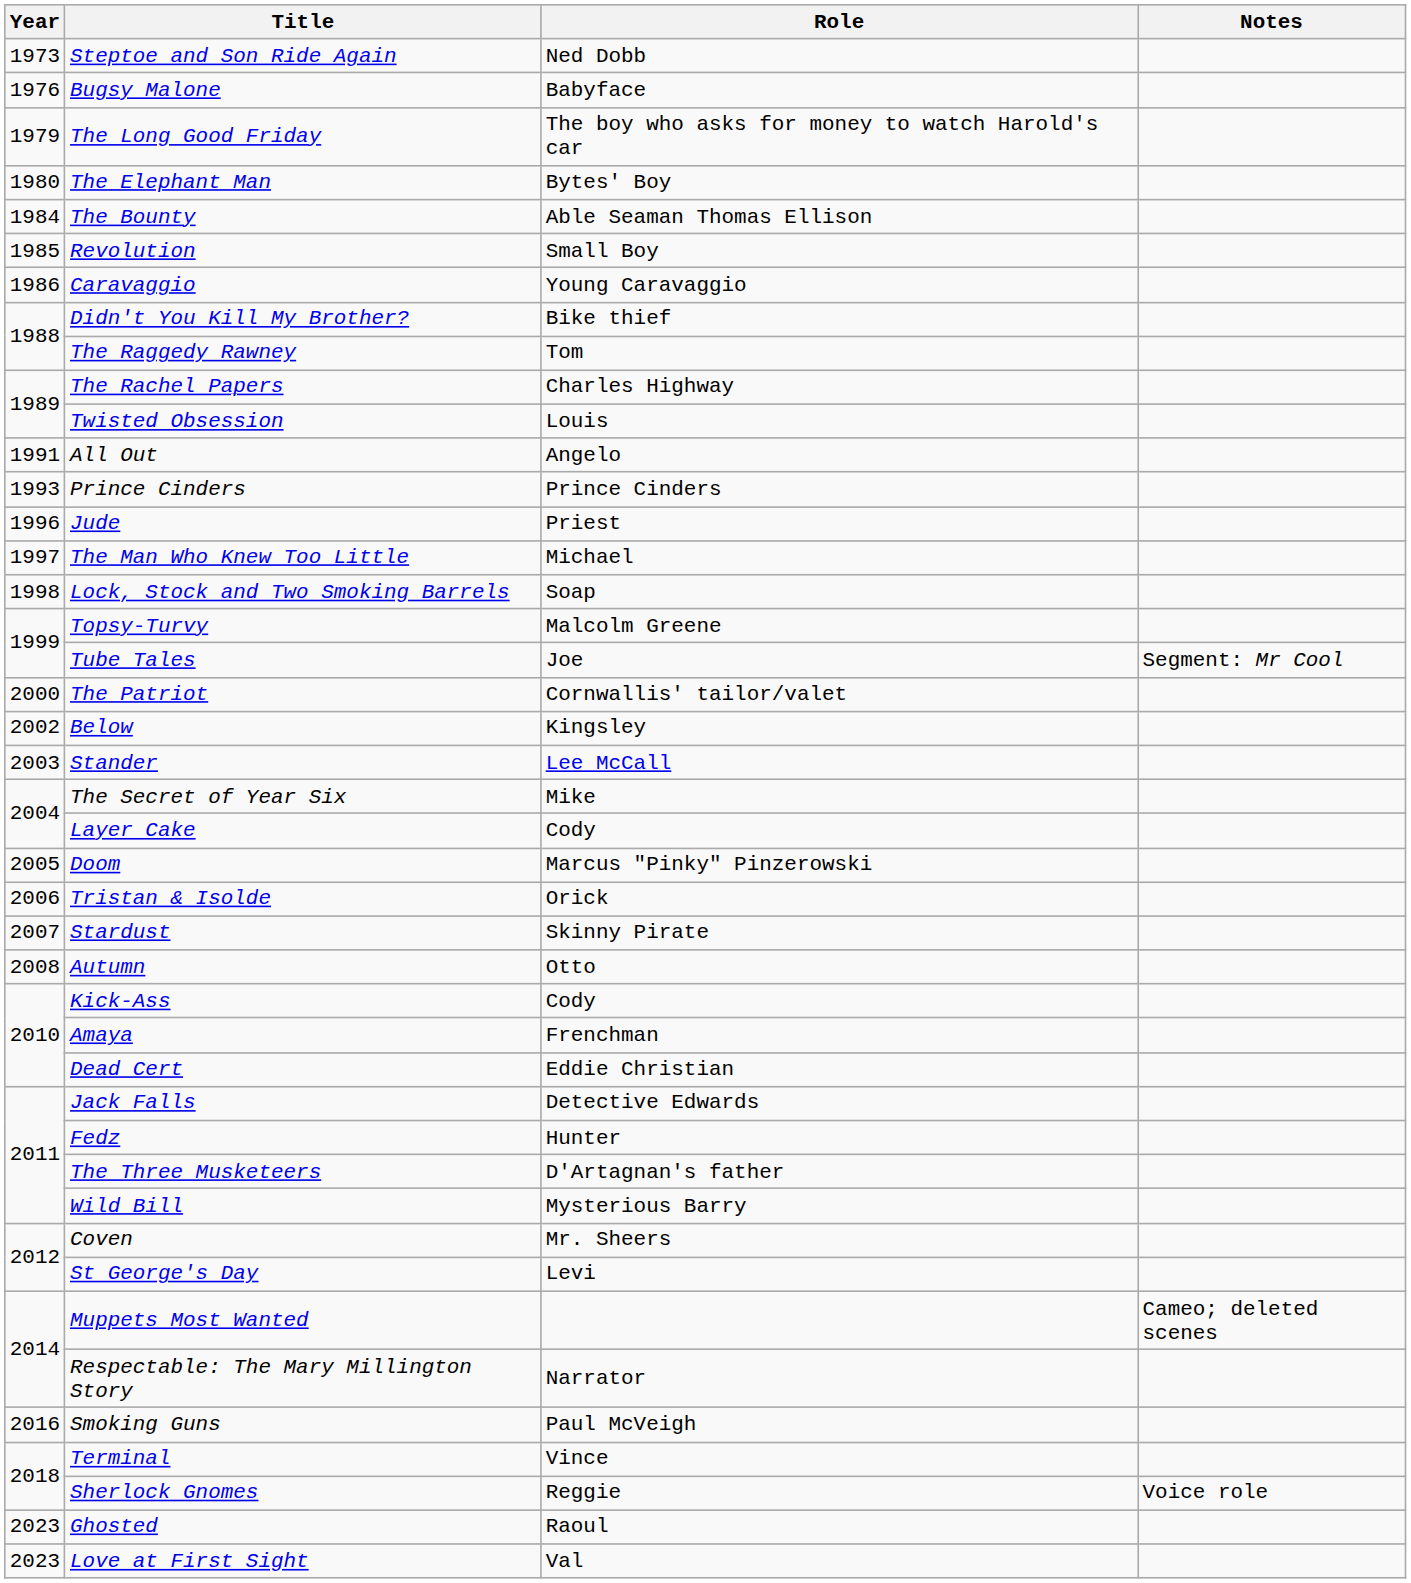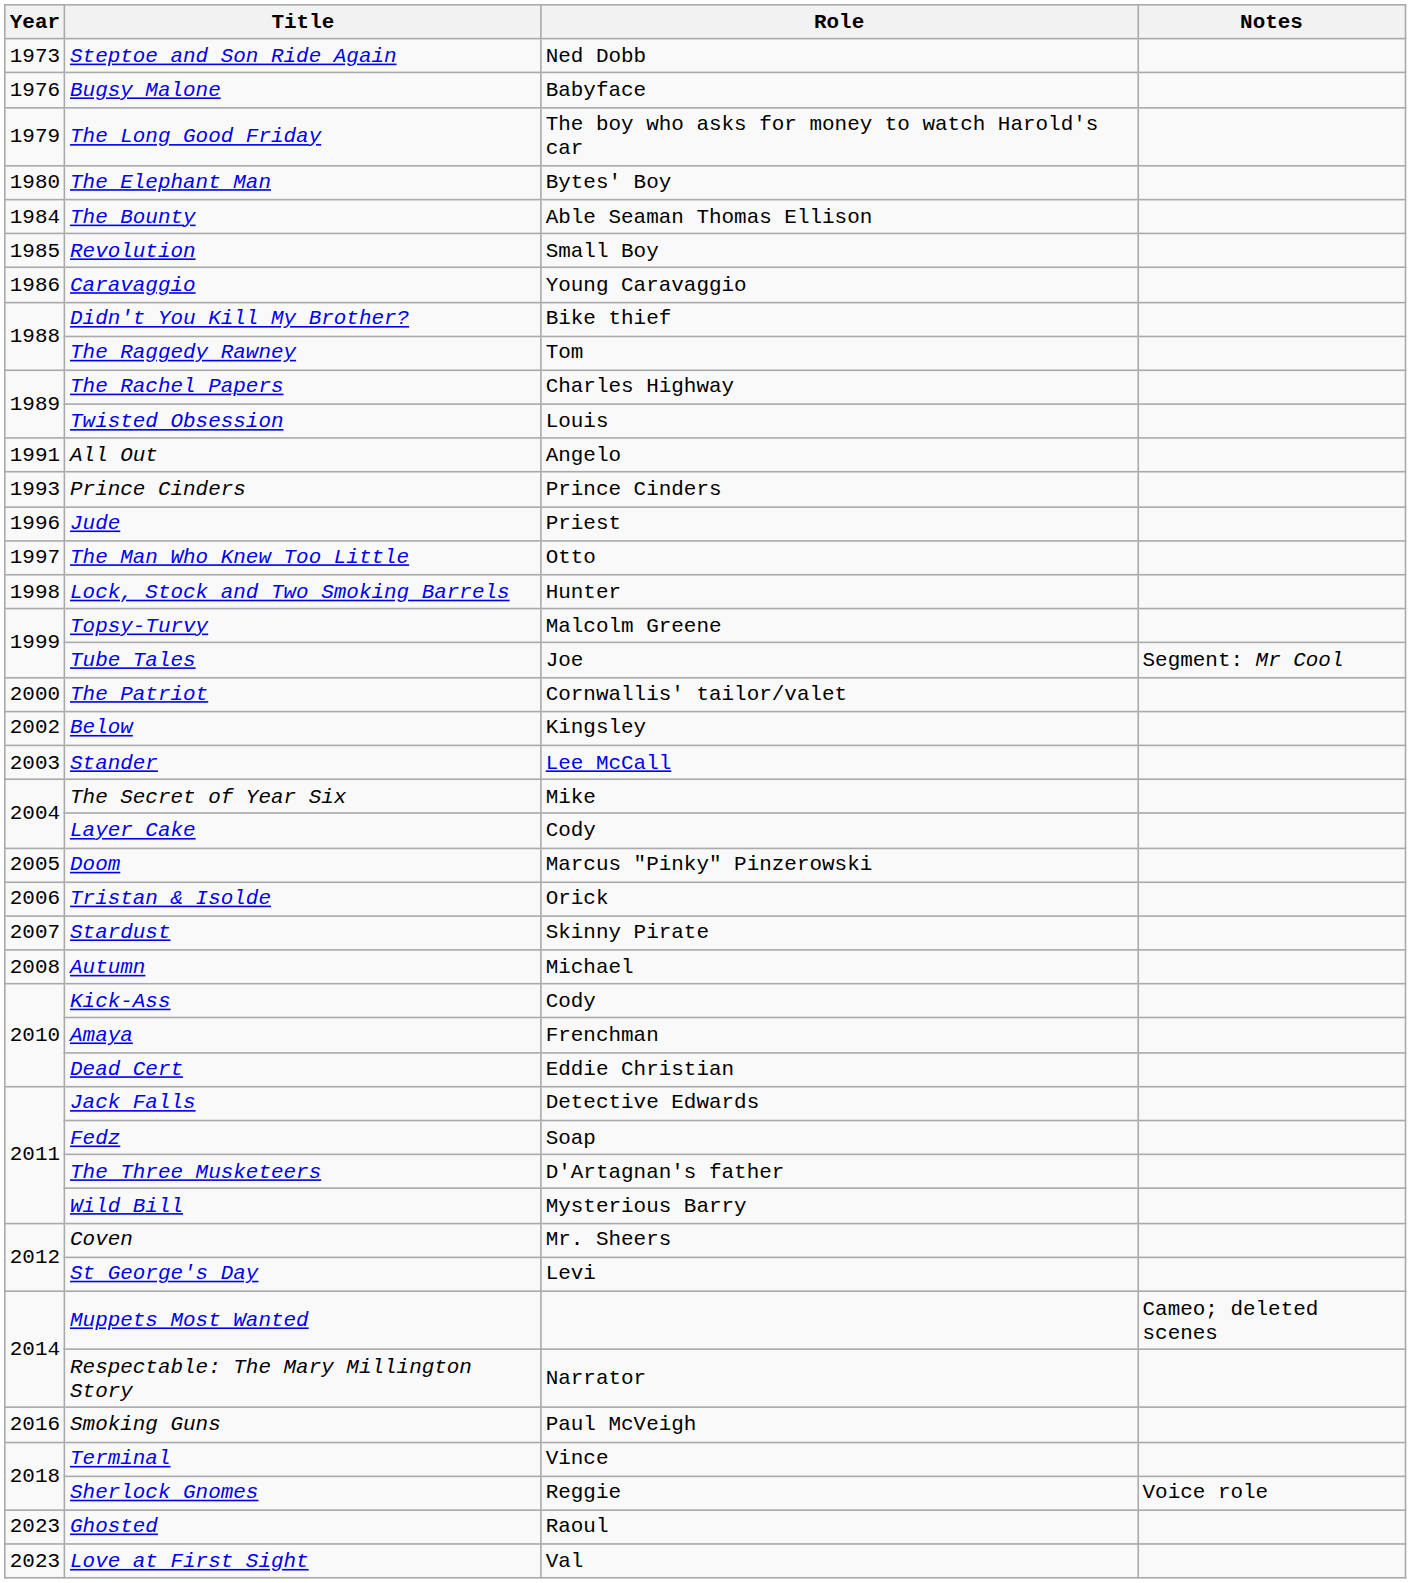(590, 558) Michael -> (571, 558) Otto
(571, 592) Soap -> (583, 592) Hunter
(571, 967) Otto -> (590, 967) Michael
(583, 1138) Hunter -> (571, 1138) Soap
